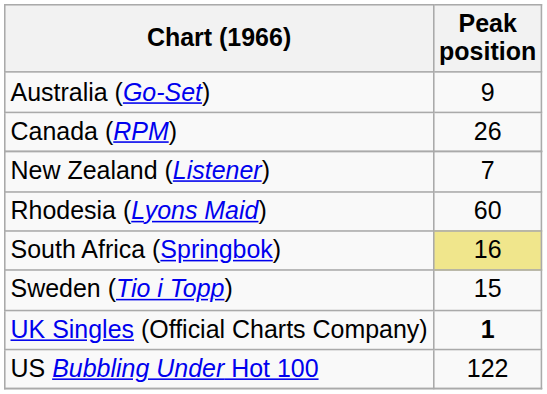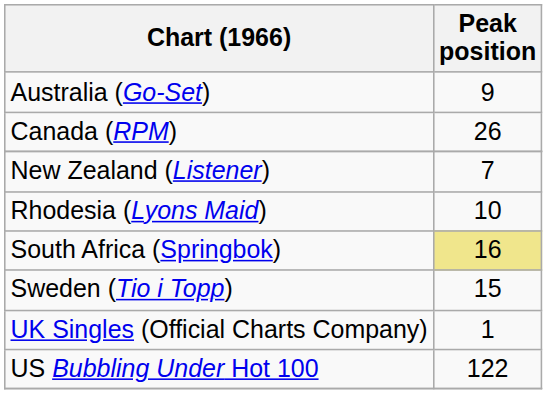(488, 210) 60 -> (488, 210) 10
(488, 329) bold -> (488, 329) normal
